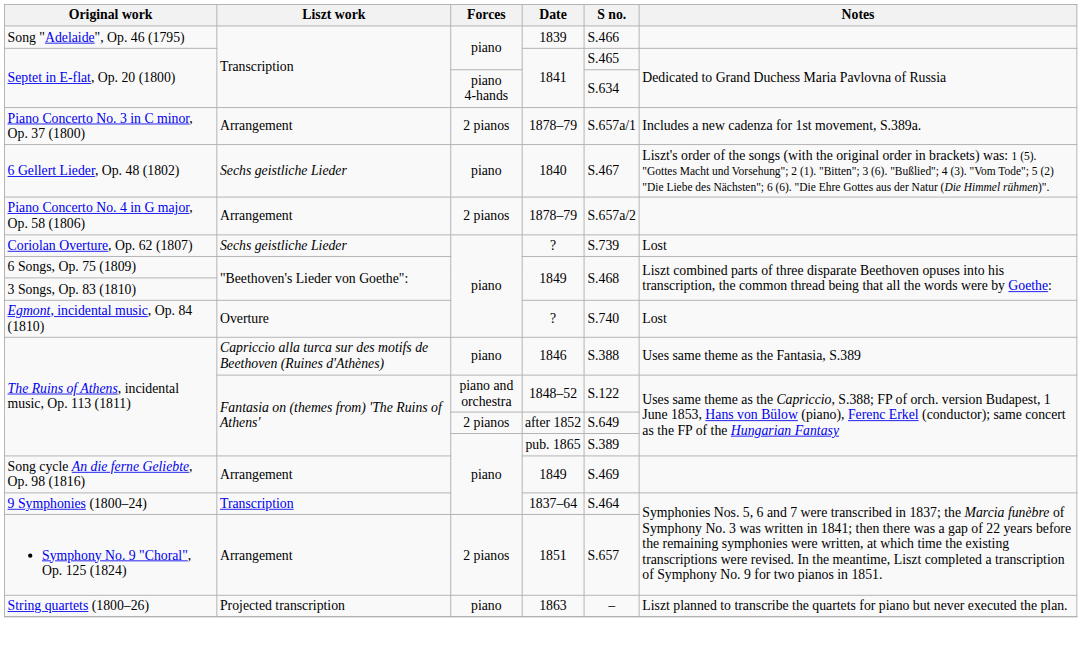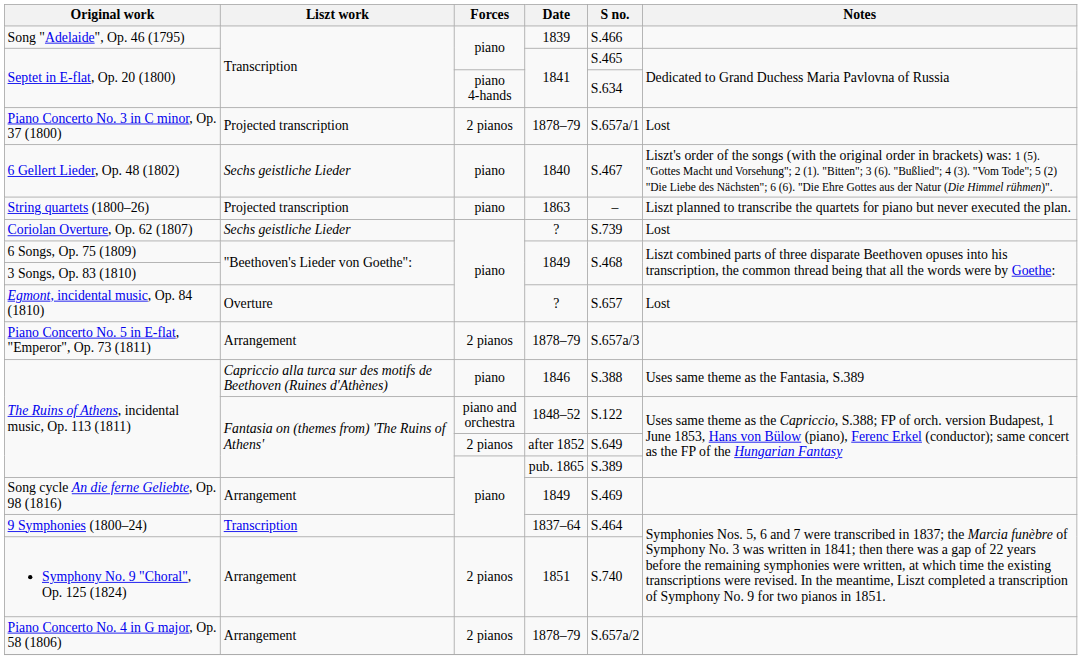(256, 125) Arrangement -> (286, 125) Projected transcription
(782, 125) Includes a new cadenza for 1st movement, S.389a. -> (658, 125) Lost
rows swapped: (100, 216) <-> (78, 606)
(603, 318) S.740 -> (607, 303) S.657
+ row: (93, 340)
(603, 554) S.657 -> (607, 576) S.740
